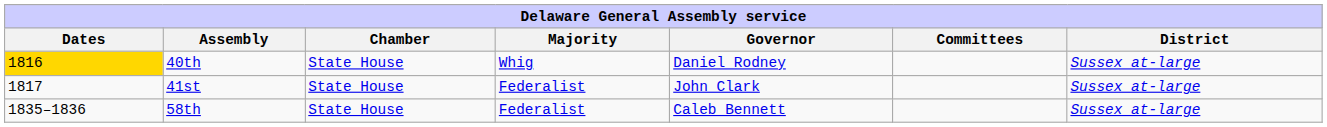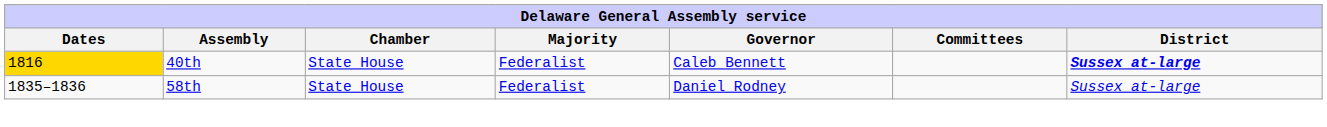(516, 63) Whig -> (542, 63) Federalist
(730, 63) Daniel Rodney -> (730, 63) Caleb Bennett
(1135, 63) normal -> (1135, 63) bold
- row: (184, 87)
(730, 110) Caleb Bennett -> (730, 87) Daniel Rodney
